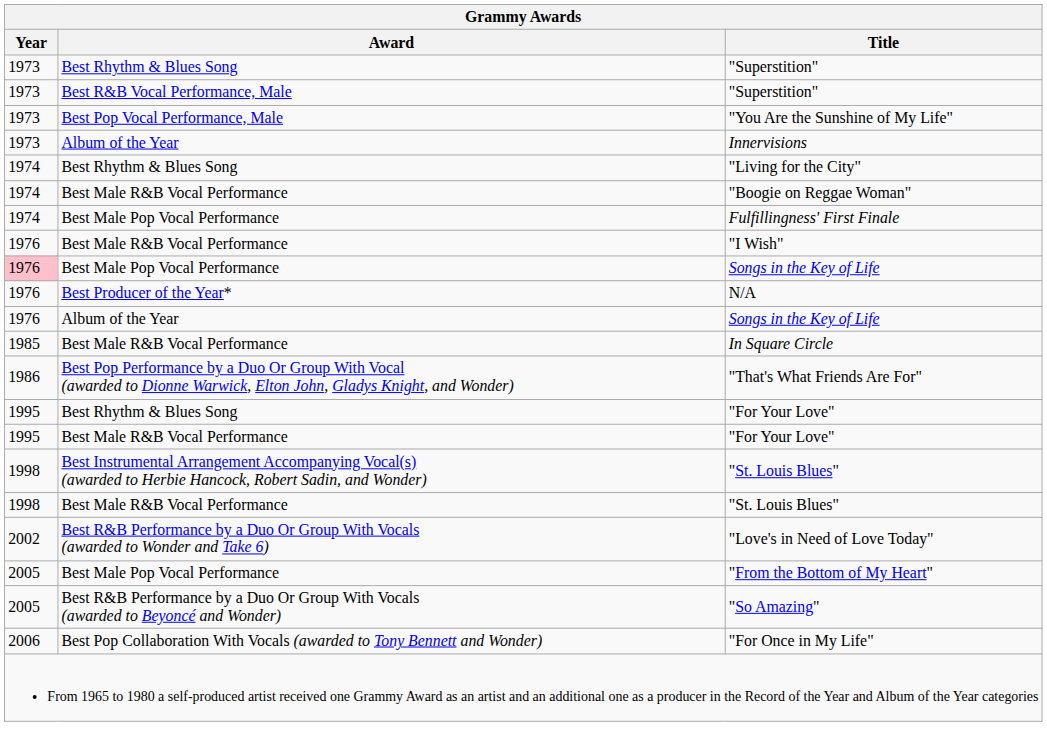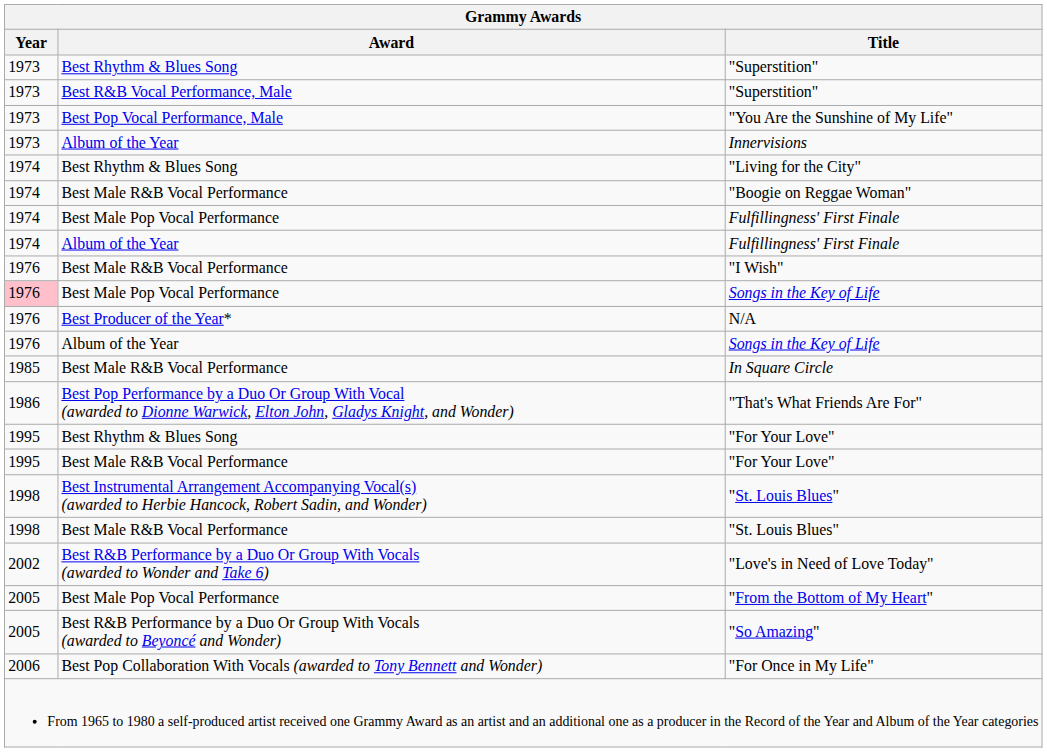+ row: (120, 243)
